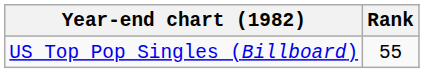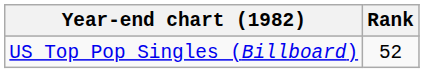(391, 52) 55 -> (391, 52) 52
